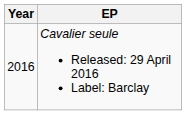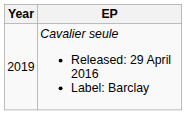(21, 66) 2016 -> (21, 66) 2019
